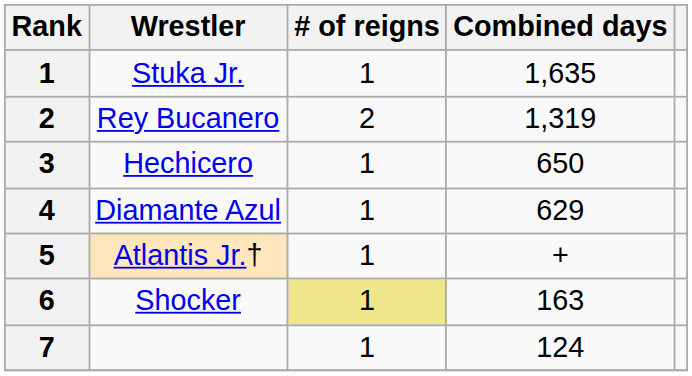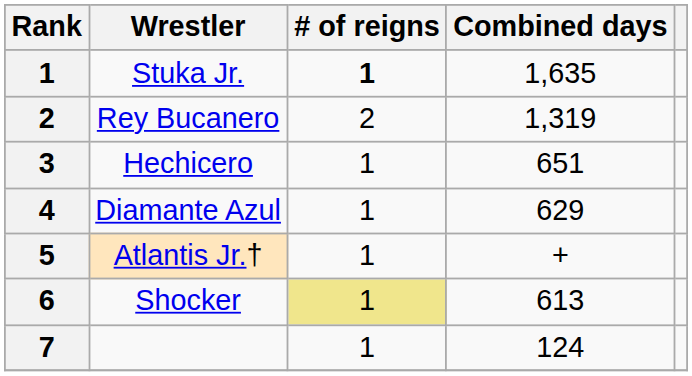(367, 73) normal -> (367, 73) bold
(560, 164) 650 -> (560, 164) 651
(560, 301) 163 -> (560, 301) 613
